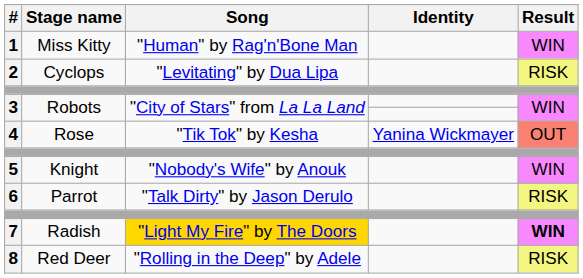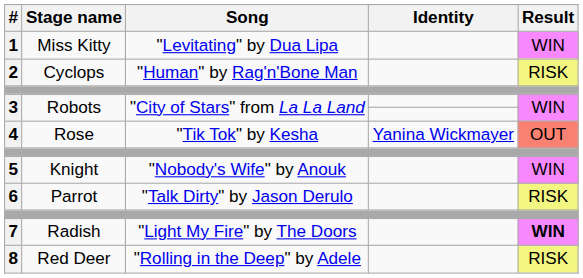(247, 45) "Human" by Rag'n'Bone Man -> (247, 45) "Levitating" by Dua Lipa
(247, 72) "Levitating" by Dua Lipa -> (247, 72) "Human" by Rag'n'Bone Man
(247, 231) gold background -> (247, 231) no background
